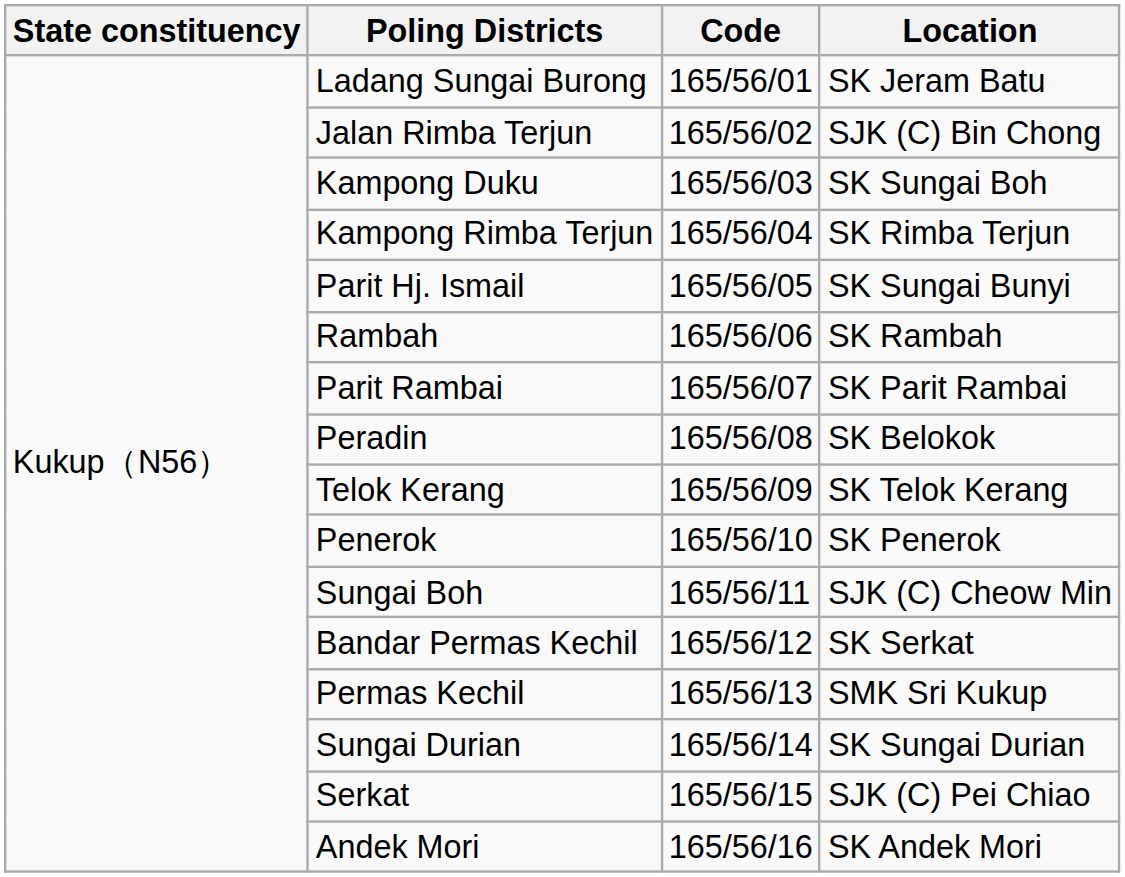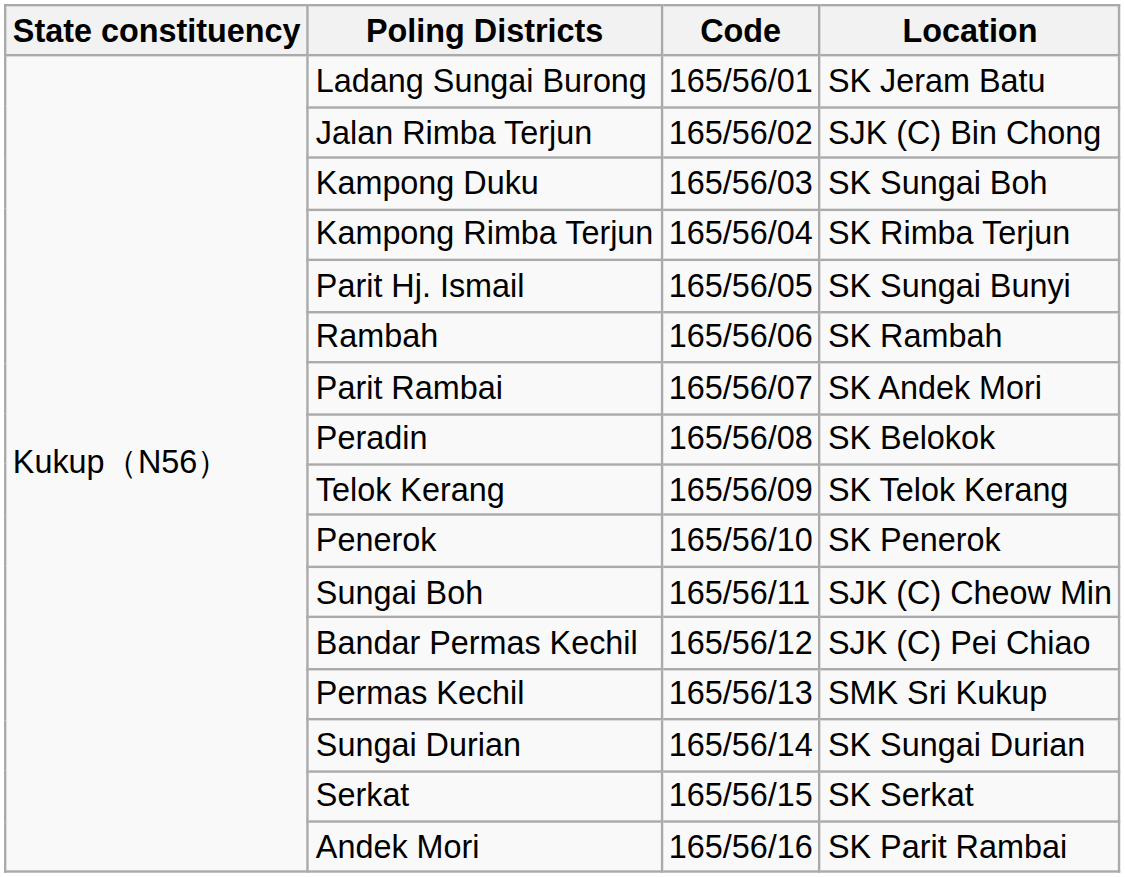(948, 387) SK Parit Rambai -> (935, 387) SK Andek Mori
(901, 643) SK Serkat -> (959, 643) SJK (C) Pei Chiao
(959, 796) SJK (C) Pei Chiao -> (901, 796) SK Serkat
(935, 847) SK Andek Mori -> (948, 847) SK Parit Rambai
